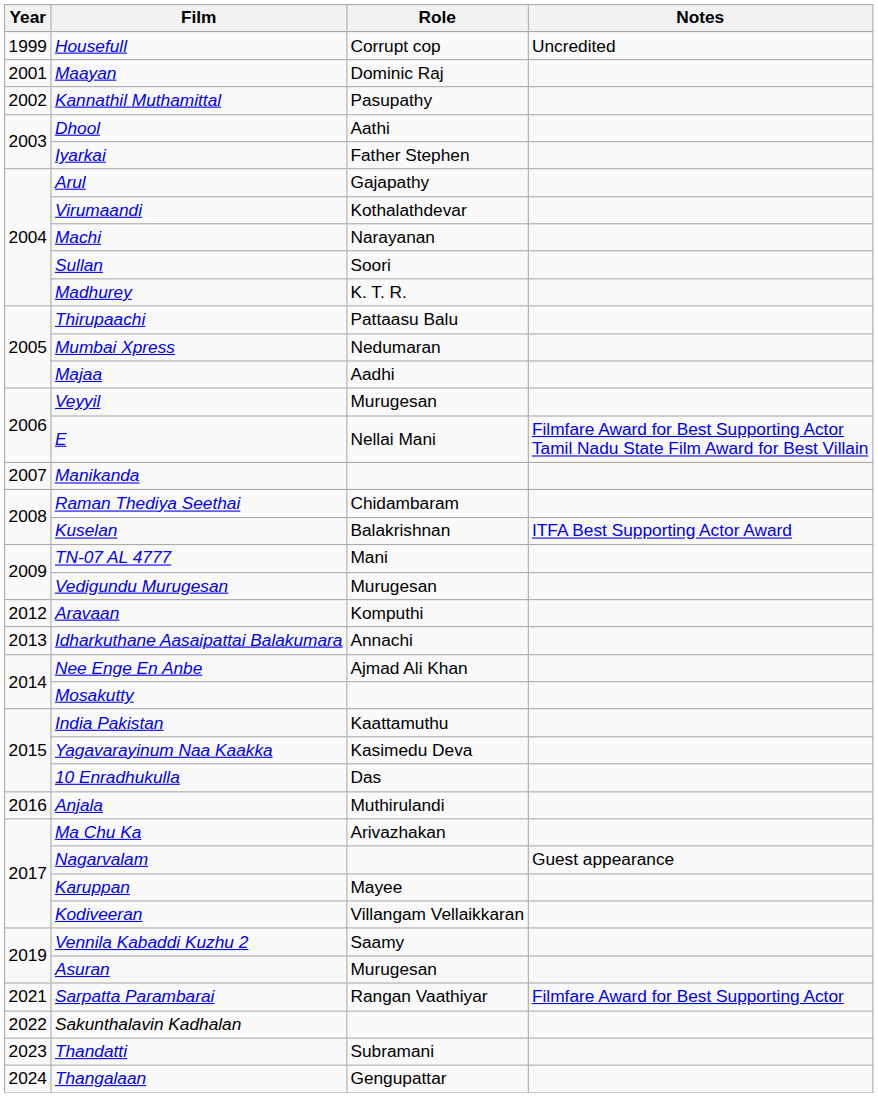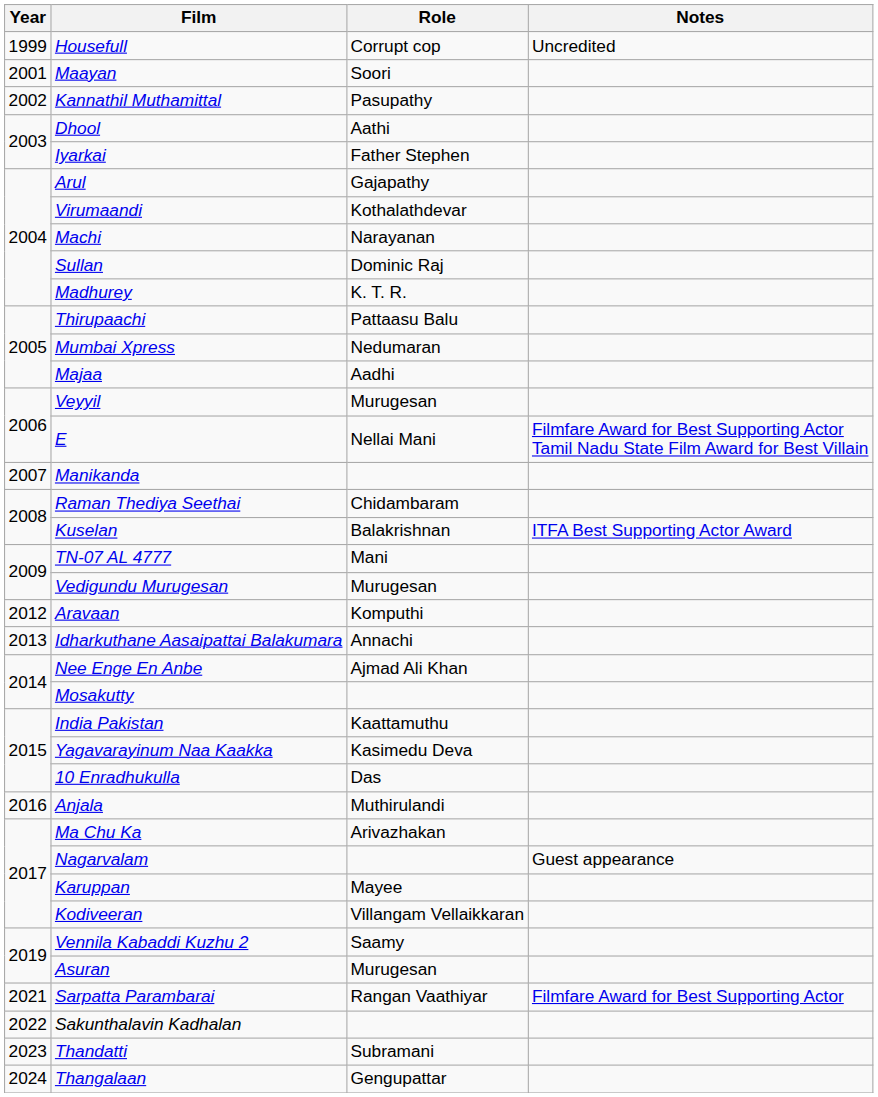(397, 73) Dominic Raj -> (371, 73) Soori
(371, 264) Soori -> (397, 264) Dominic Raj
